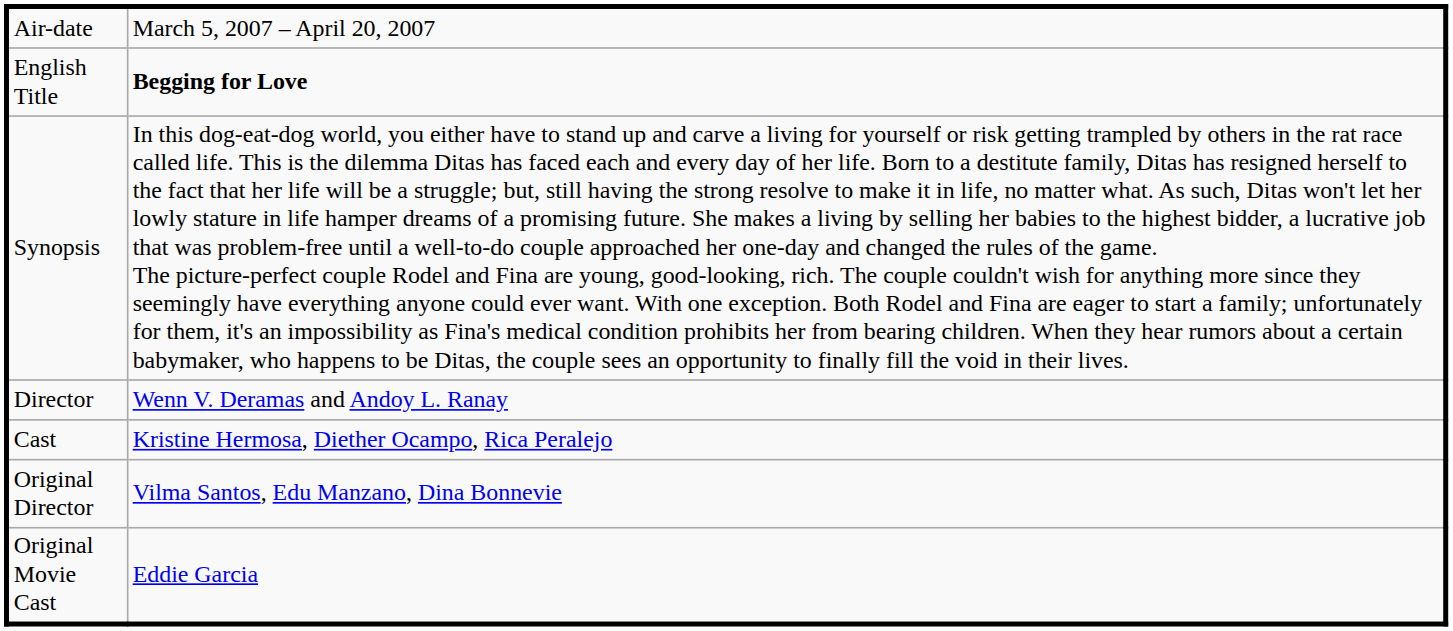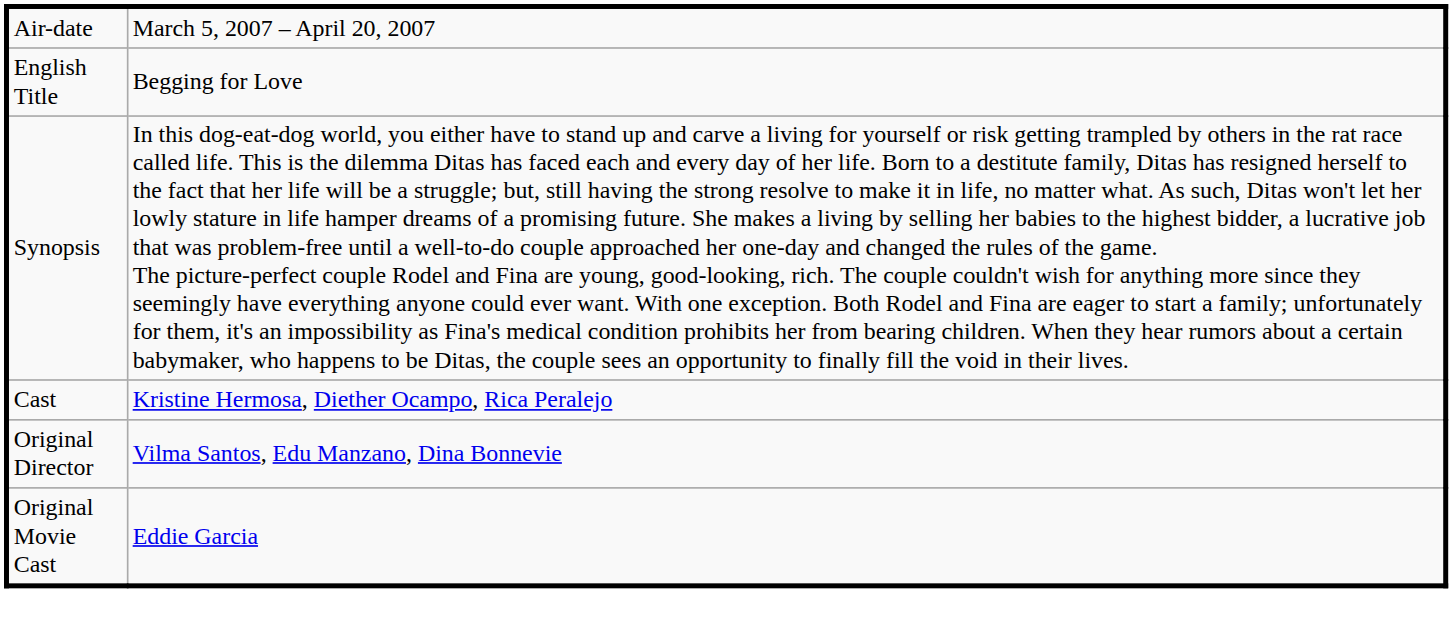(220, 81) bold -> (218, 81) normal
- row: (54, 400)
